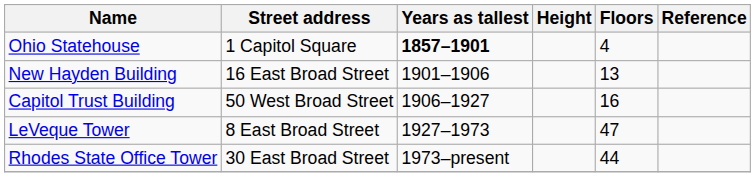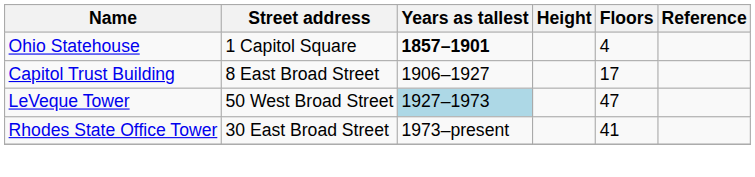- row: (93, 74)
(309, 102) 50 West Broad Street -> (302, 74) 8 East Broad Street
(609, 102) 16 -> (609, 74) 17
(302, 130) 8 East Broad Street -> (309, 102) 50 West Broad Street
(446, 130) no background -> (446, 102) lightblue background
(609, 158) 44 -> (609, 130) 41
